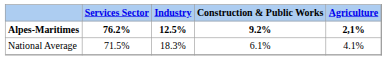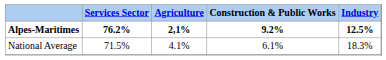columns swapped: (173, 12) <-> (354, 12)
